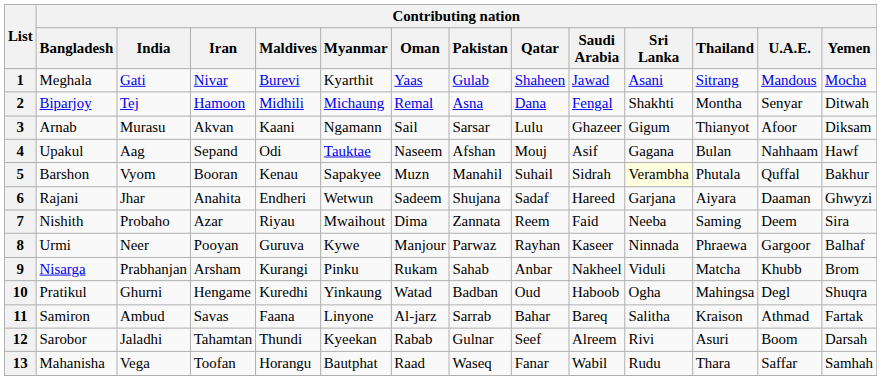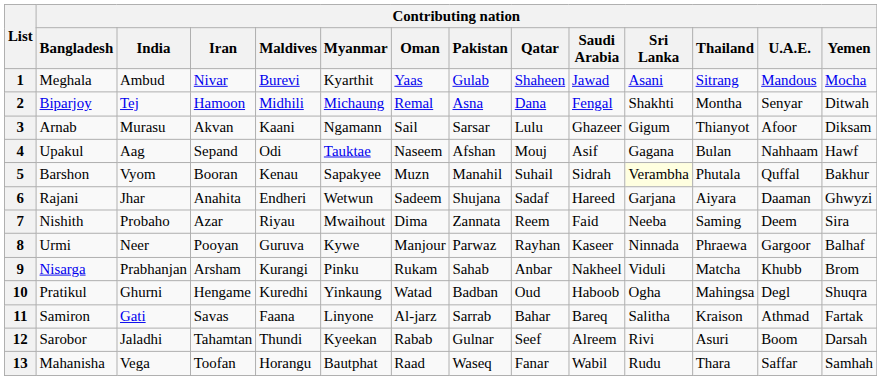(133, 80) Gati -> (142, 80) Ambud
(142, 316) Ambud -> (133, 316) Gati
